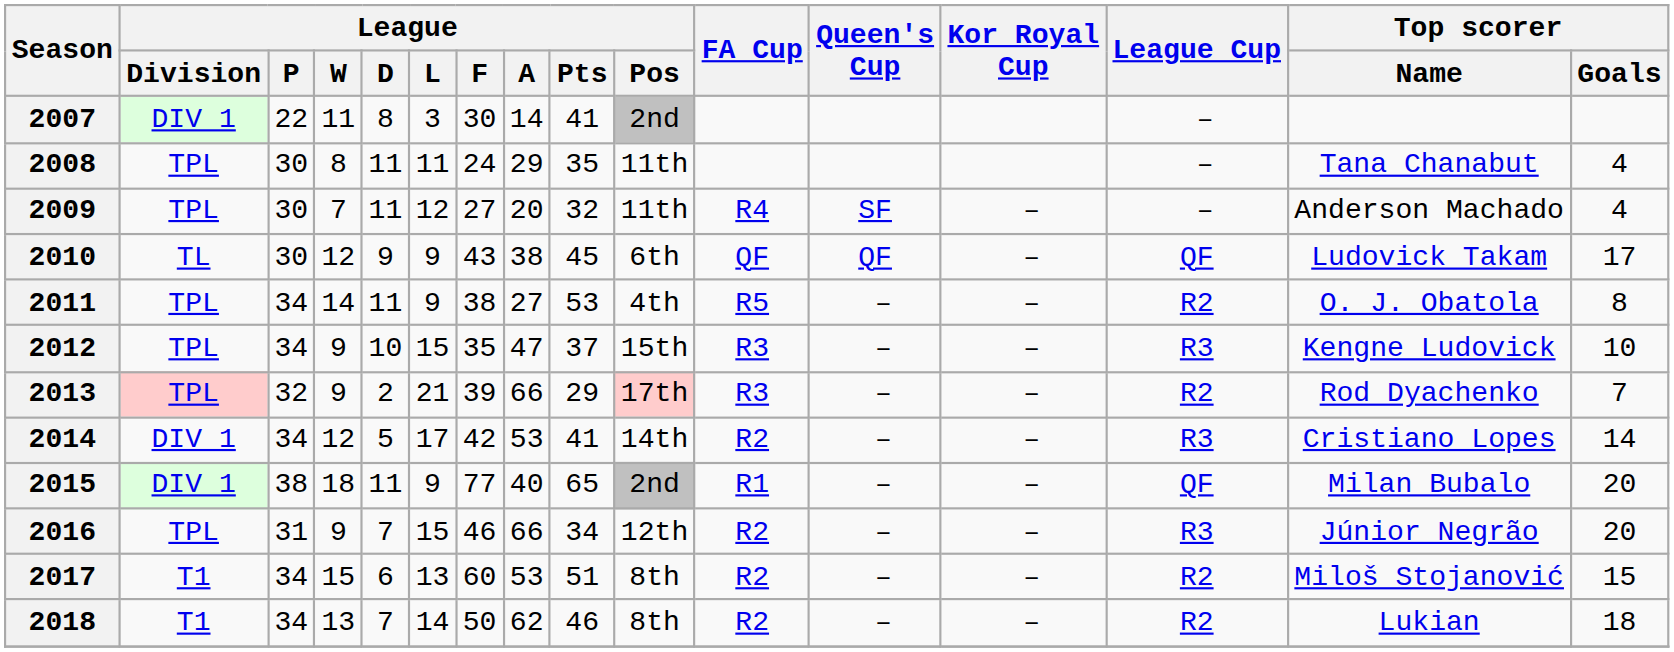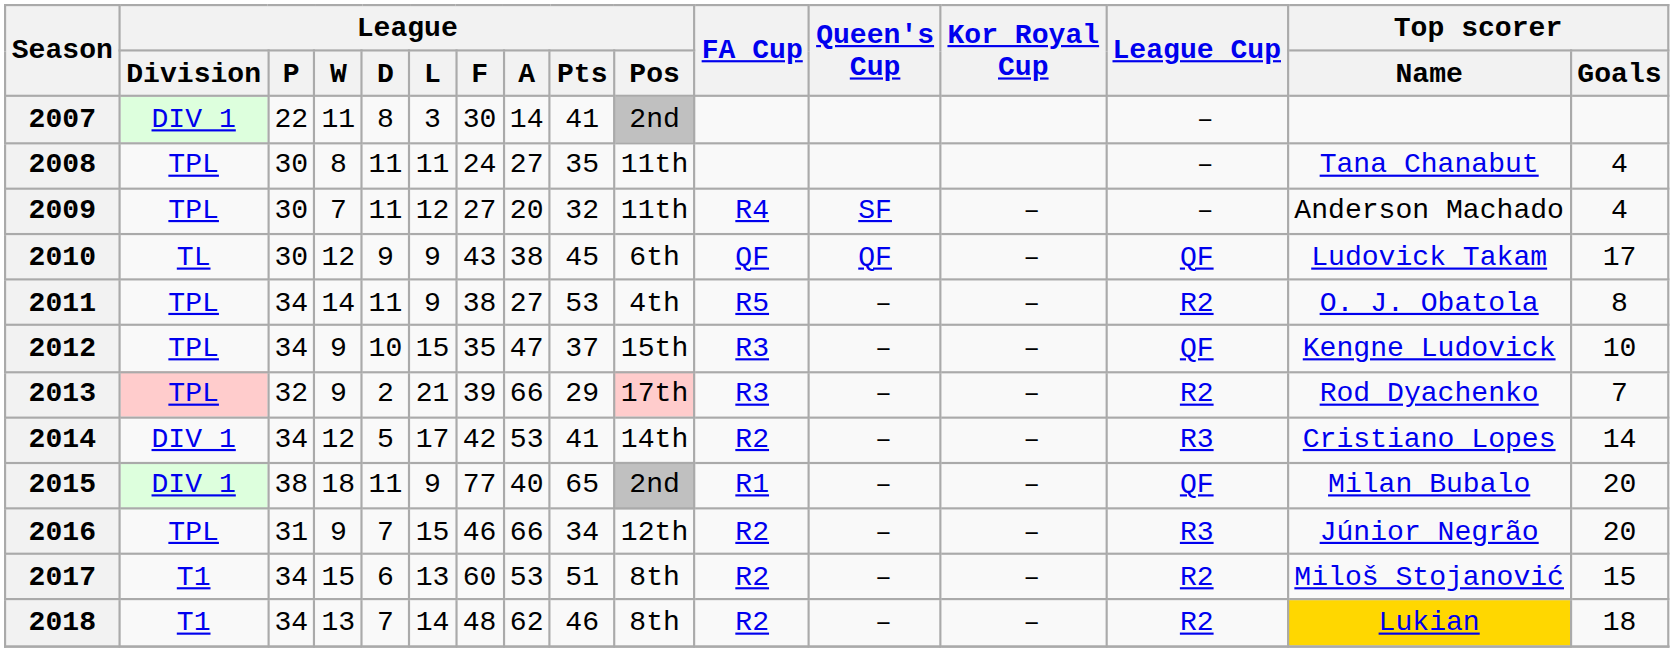(527, 165) 29 -> (527, 165) 27
(1197, 348) R3 -> (1197, 348) QF
(480, 623) 50 -> (480, 623) 48
(1429, 623) no background -> (1429, 623) gold background
